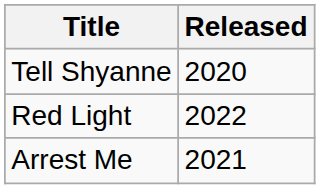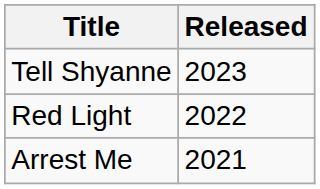(216, 71) 2020 -> (216, 71) 2023
